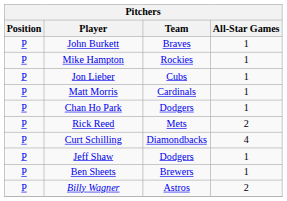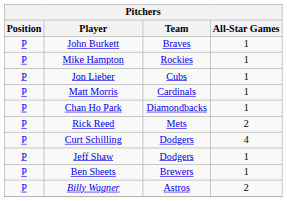(177, 108) Dodgers -> (177, 108) Diamondbacks
(177, 140) Diamondbacks -> (177, 140) Dodgers
